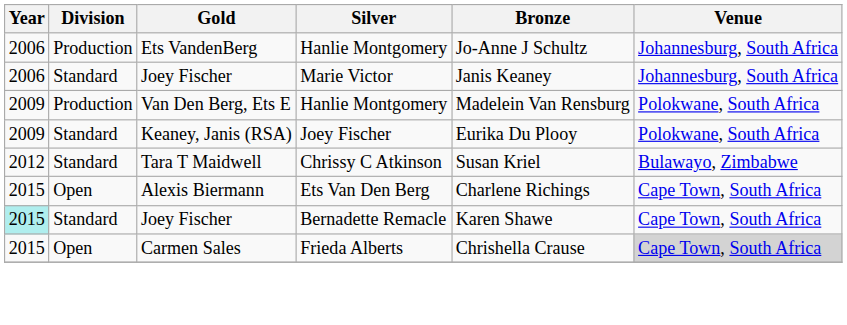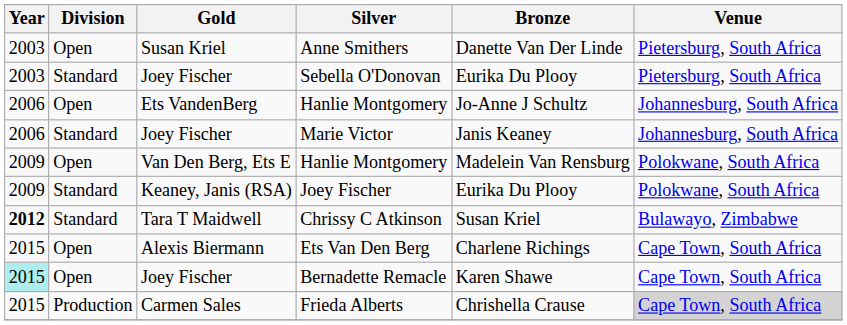+ row: (183, 47)
+ row: (186, 76)
(93, 47) Production -> (73, 104) Open
(93, 104) Production -> (73, 162) Open
(27, 162) normal -> (27, 219) bold
(85, 219) Standard -> (73, 276) Open
(73, 248) Open -> (93, 305) Production
